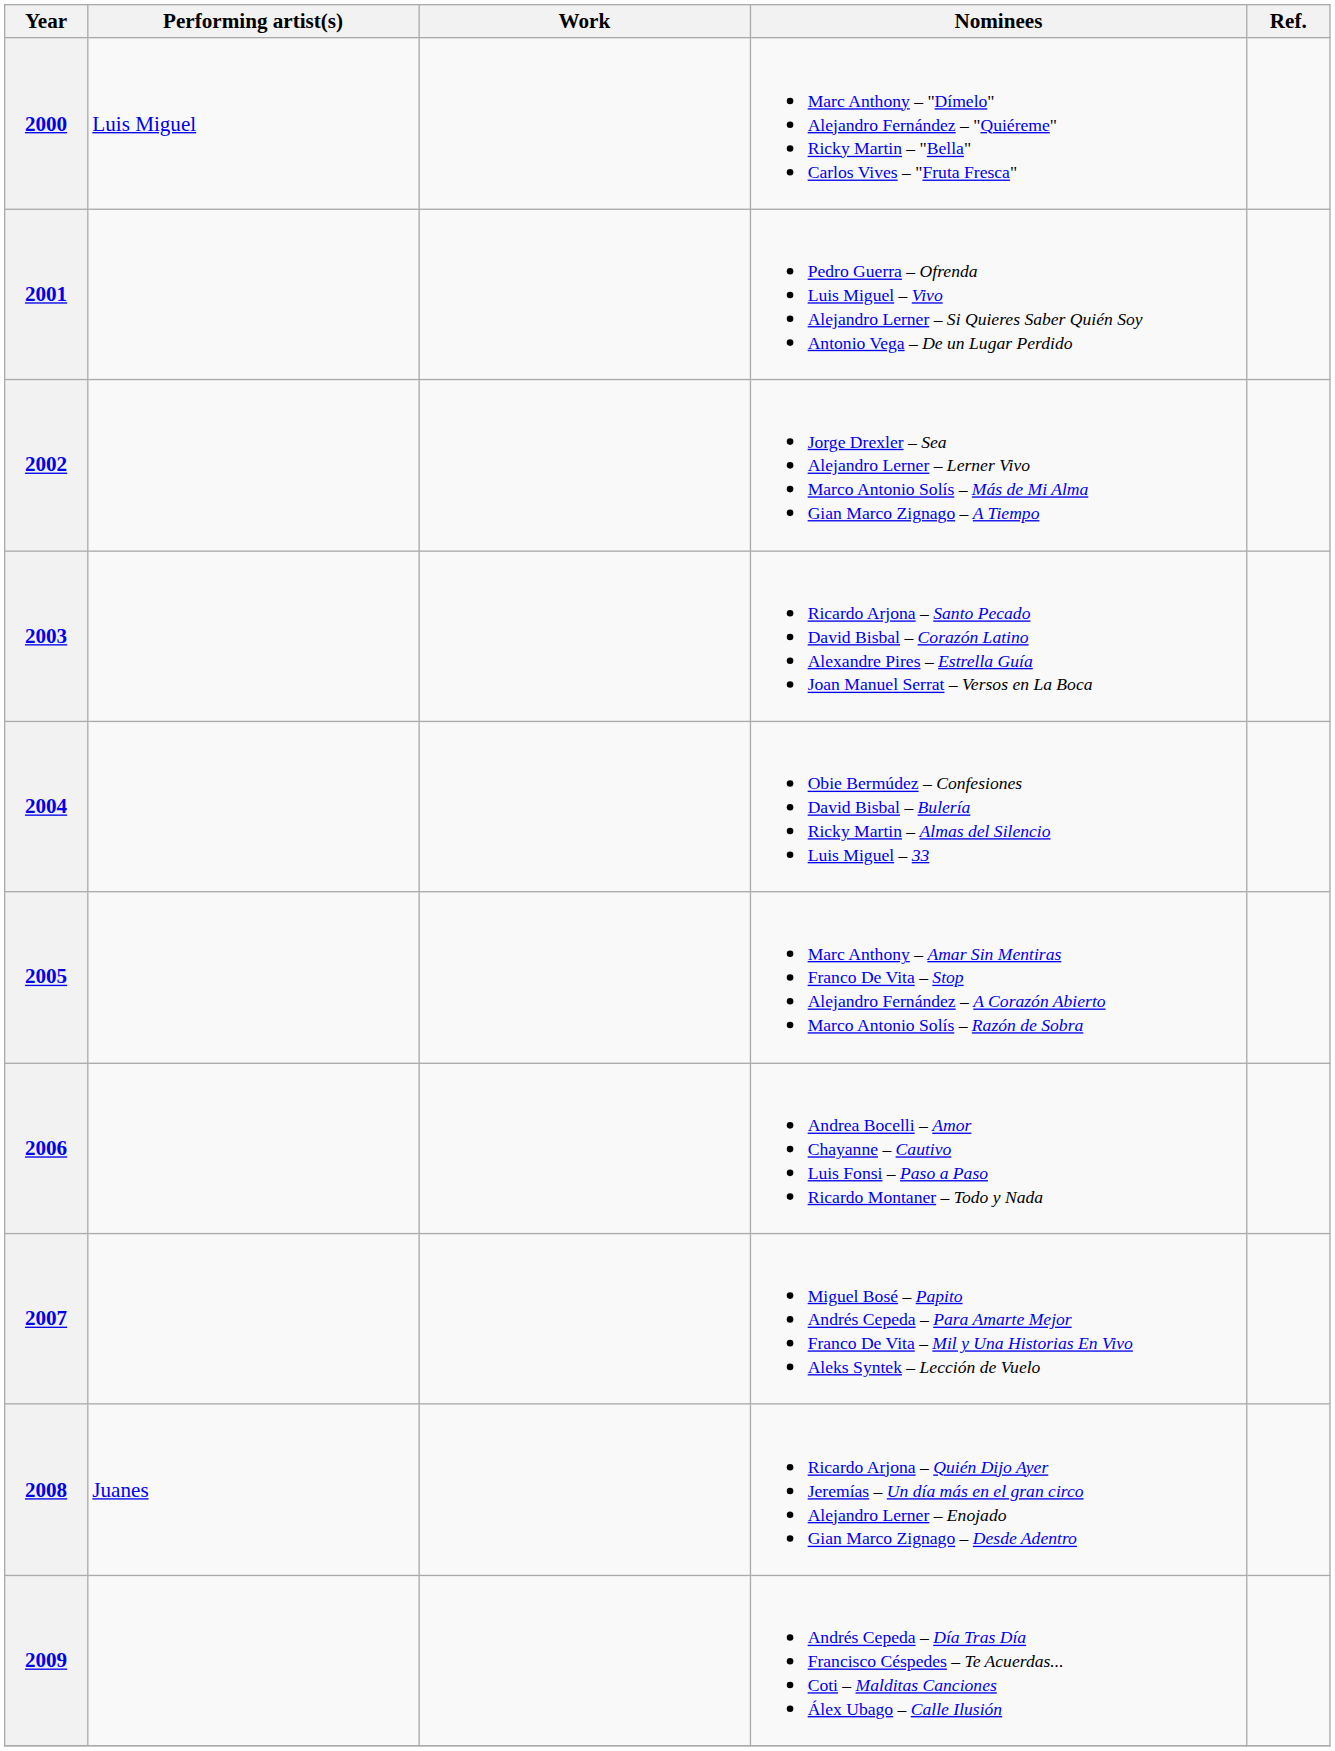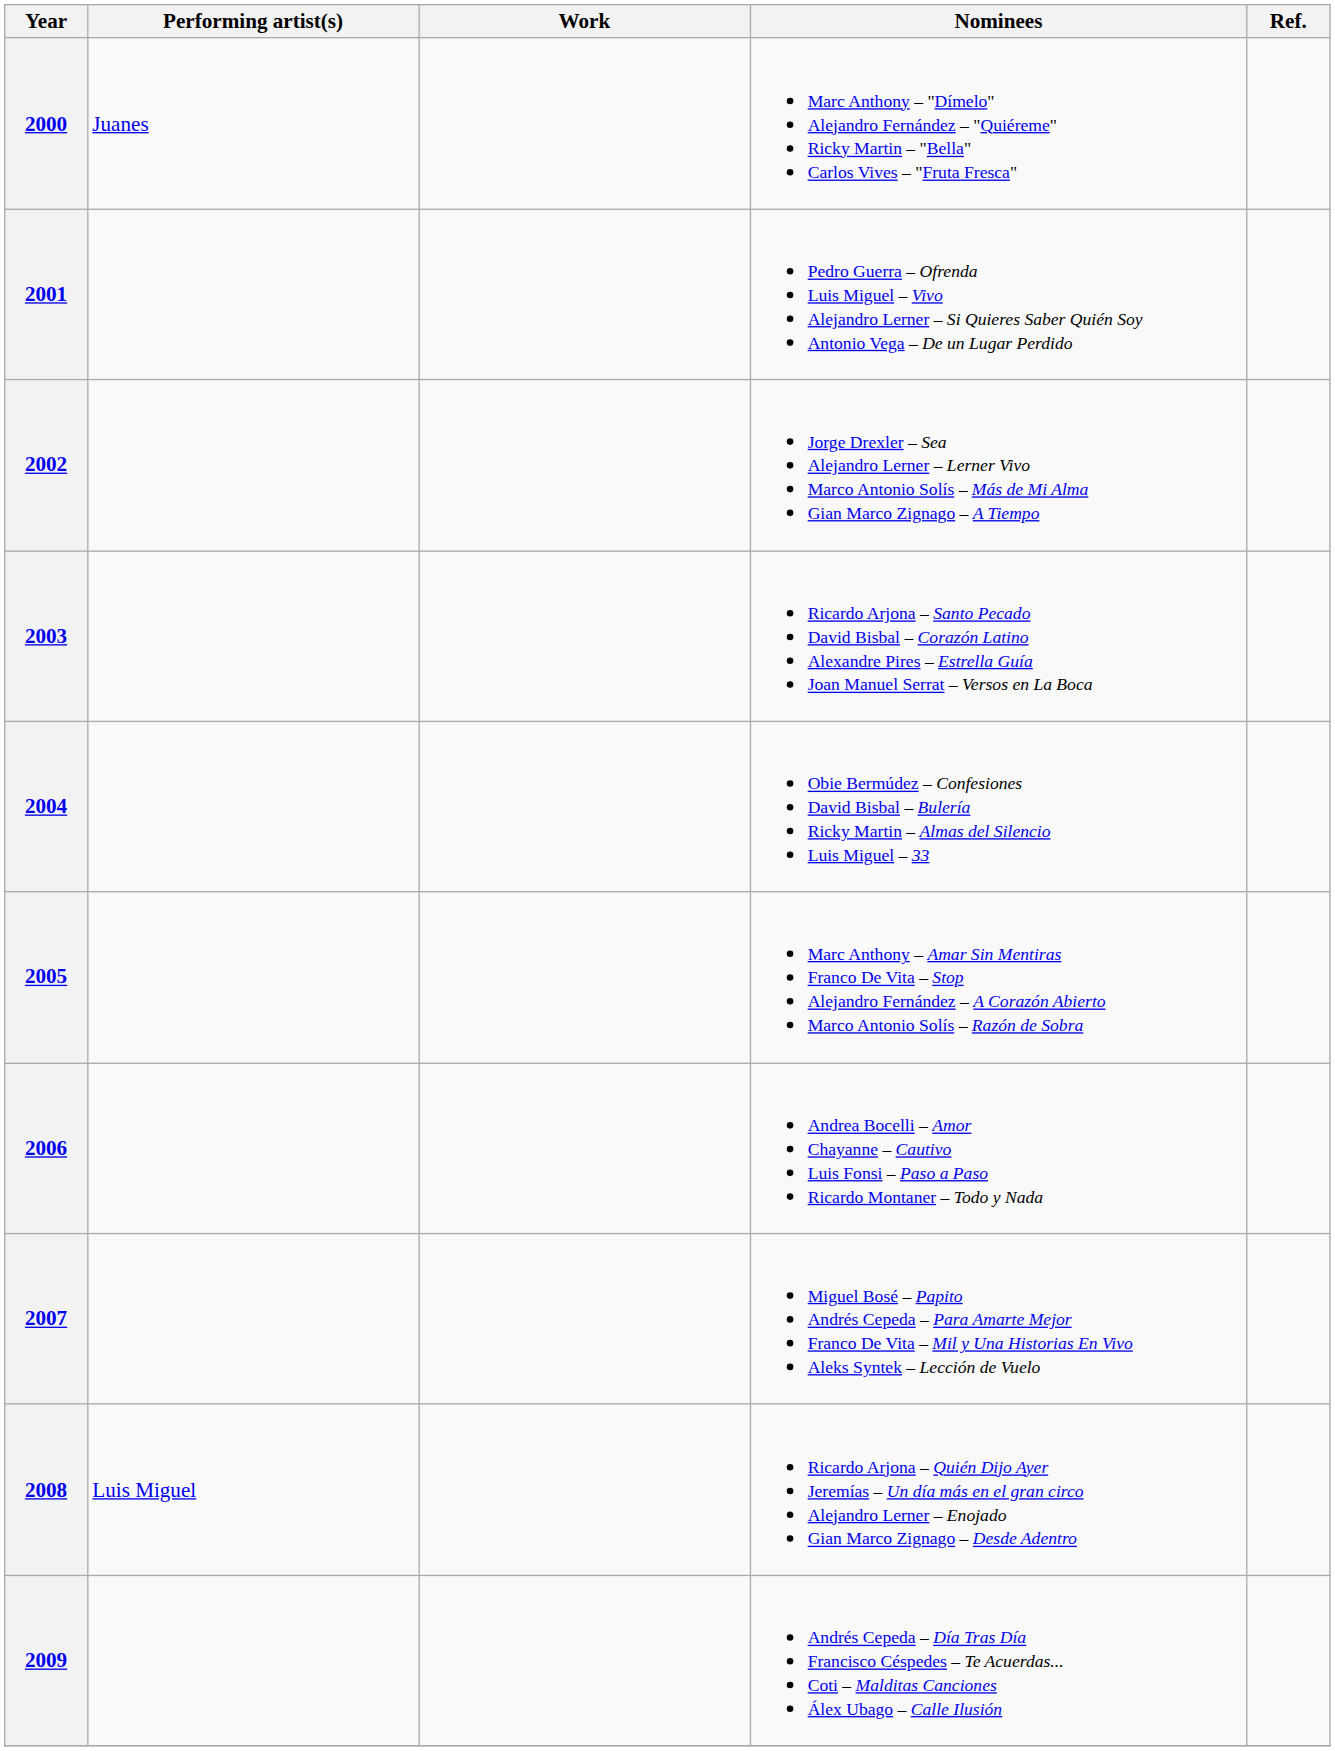(144, 123) Luis Miguel -> (120, 123) Juanes
(120, 1489) Juanes -> (144, 1489) Luis Miguel
